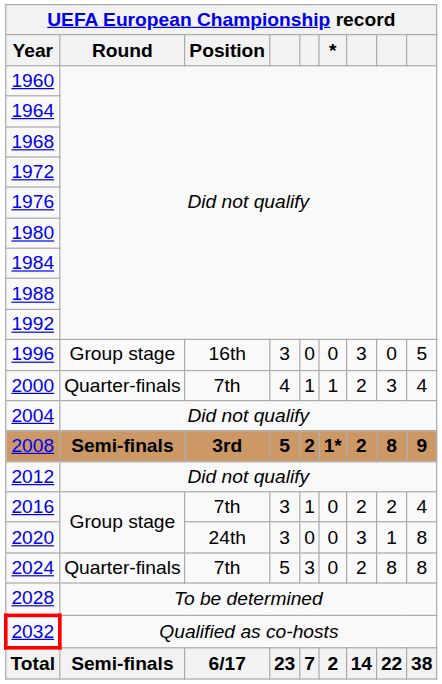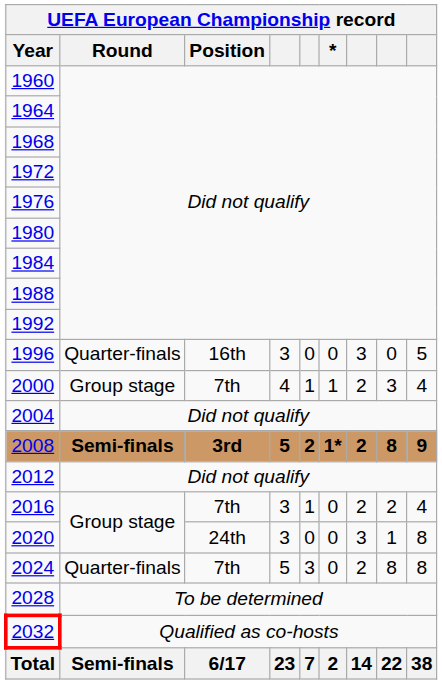(122, 354) Group stage -> (122, 354) Quarter-finals
(122, 385) Quarter-finals -> (122, 385) Group stage
